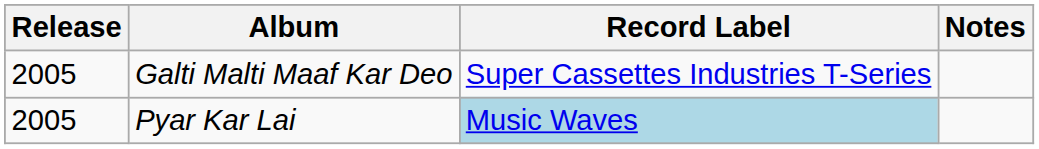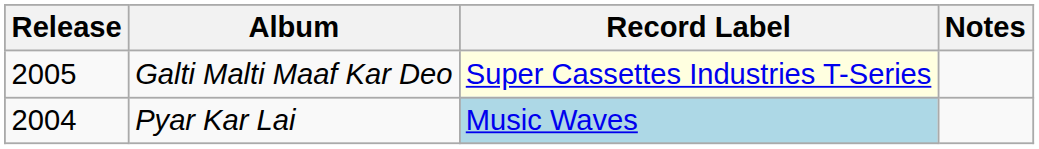(699, 73) no background -> (699, 73) lightyellow background
(44, 119) 2005 -> (44, 119) 2004
